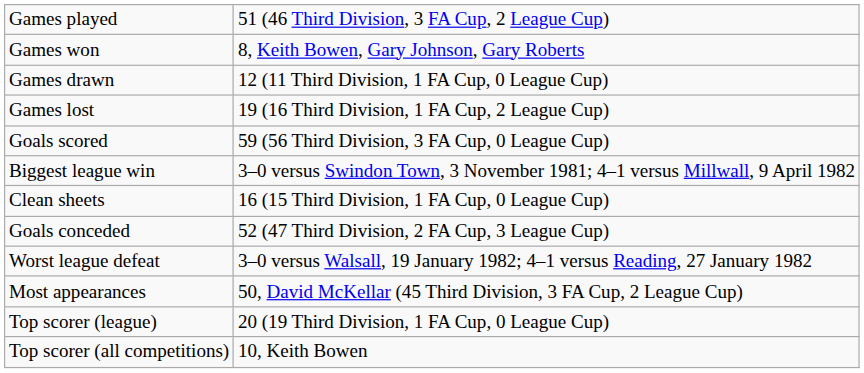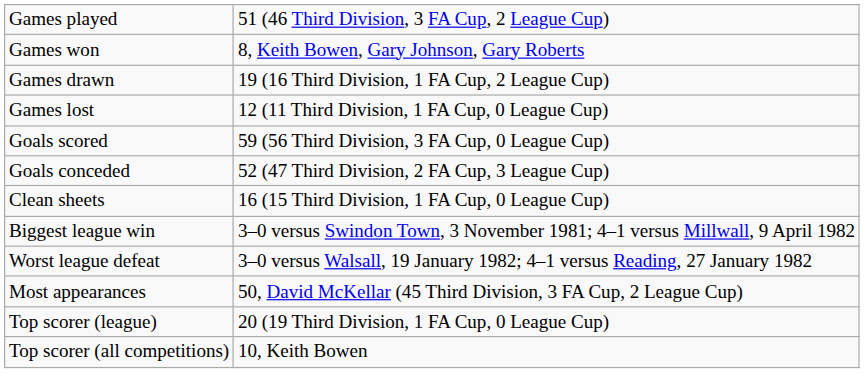(423, 79) 12 (11 Third Division, 1 FA Cup, 0 League Cup) -> (424, 79) 19 (16 Third Division, 1 FA Cup, 2 League Cup)
(424, 110) 19 (16 Third Division, 1 FA Cup, 2 League Cup) -> (423, 110) 12 (11 Third Division, 1 FA Cup, 0 League Cup)
rows swapped: (70, 230) <-> (82, 170)
